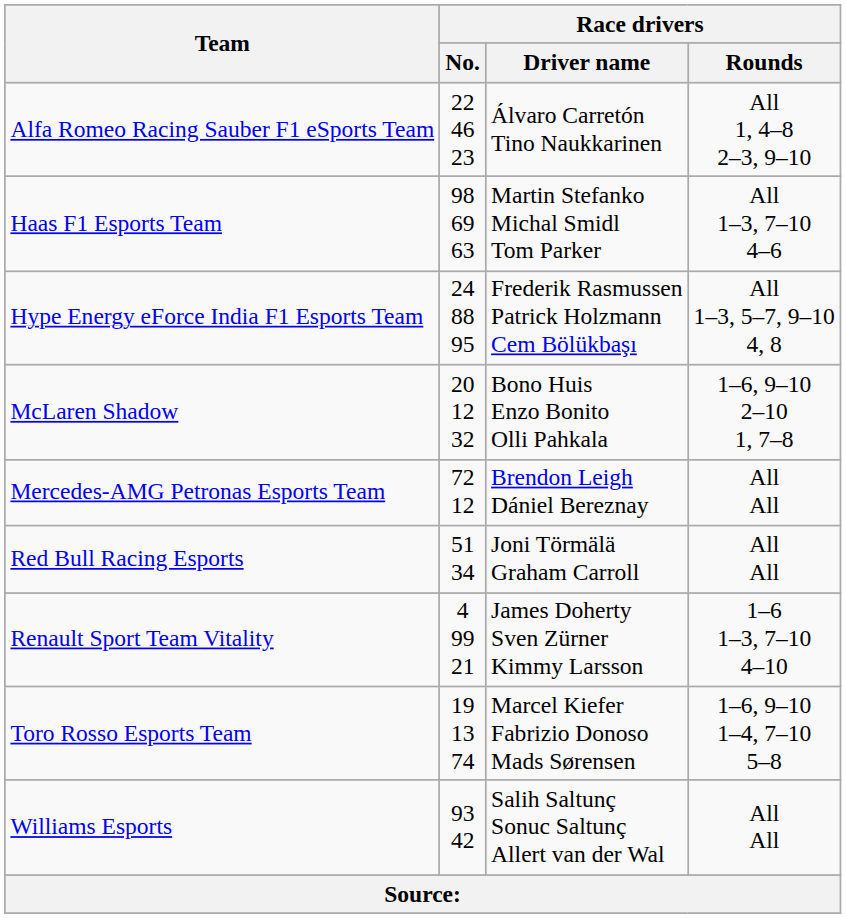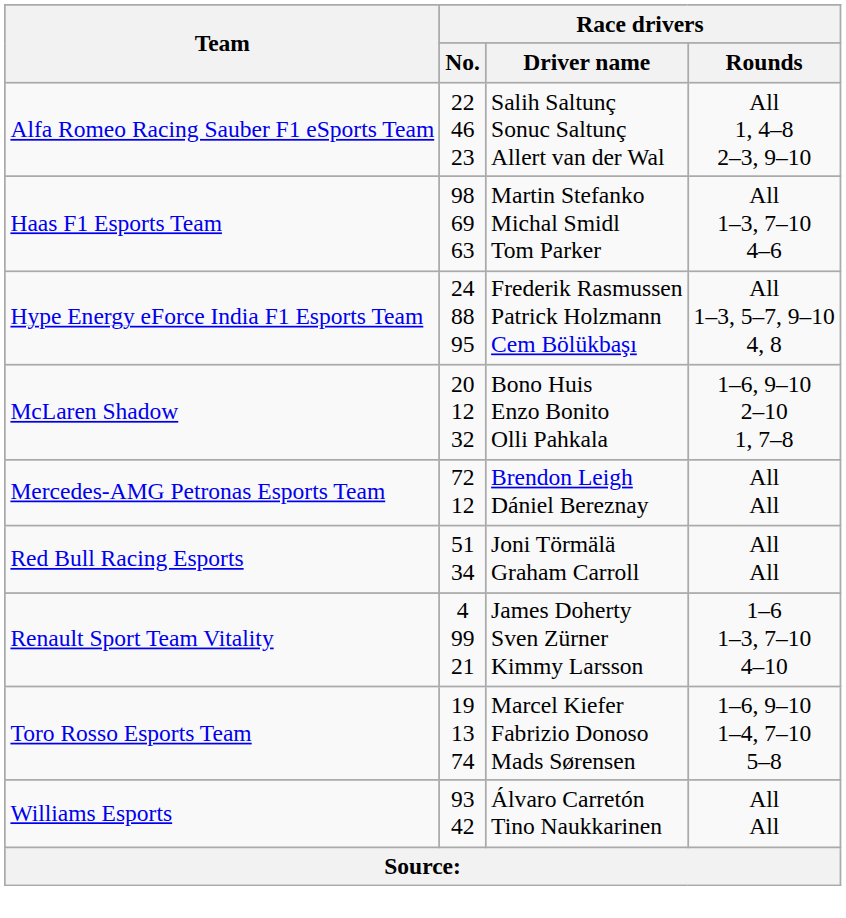(577, 128) Álvaro Carretón Tino Naukkarinen -> (578, 128) Salih Saltunç Sonuc Saltunç Allert van der Wal
(578, 826) Salih Saltunç Sonuc Saltunç Allert van der Wal -> (577, 813) Álvaro Carretón Tino Naukkarinen
